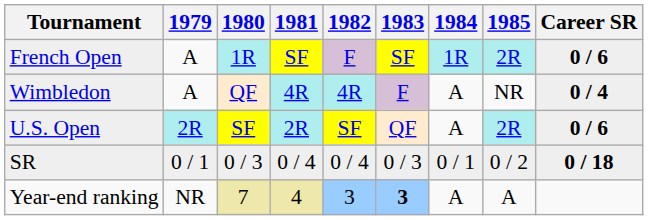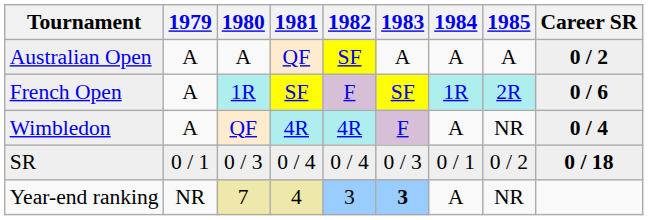+ row: (81, 56)
- row: (55, 126)
(509, 196) A -> (509, 196) NR
